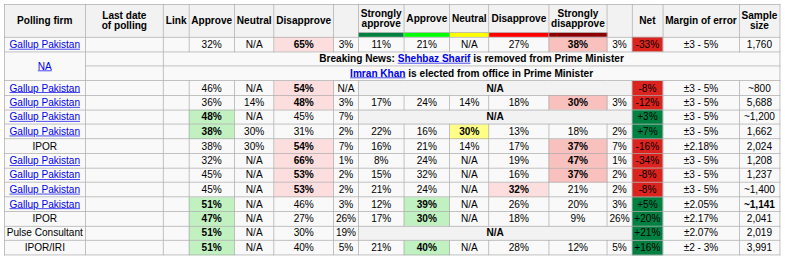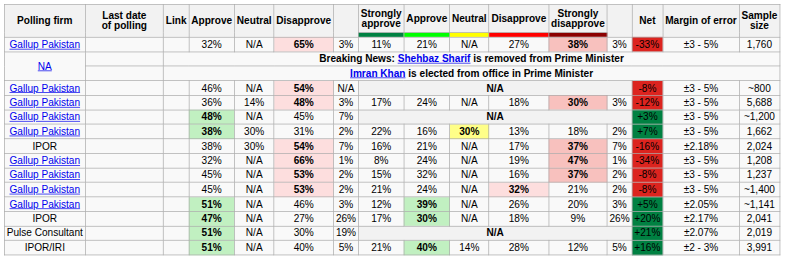(469, 103) 14% -> (469, 103) N/A
(469, 146) 14% -> (469, 146) N/A
(759, 205) bold -> (759, 205) normal
(469, 248) N/A -> (469, 248) 14%
